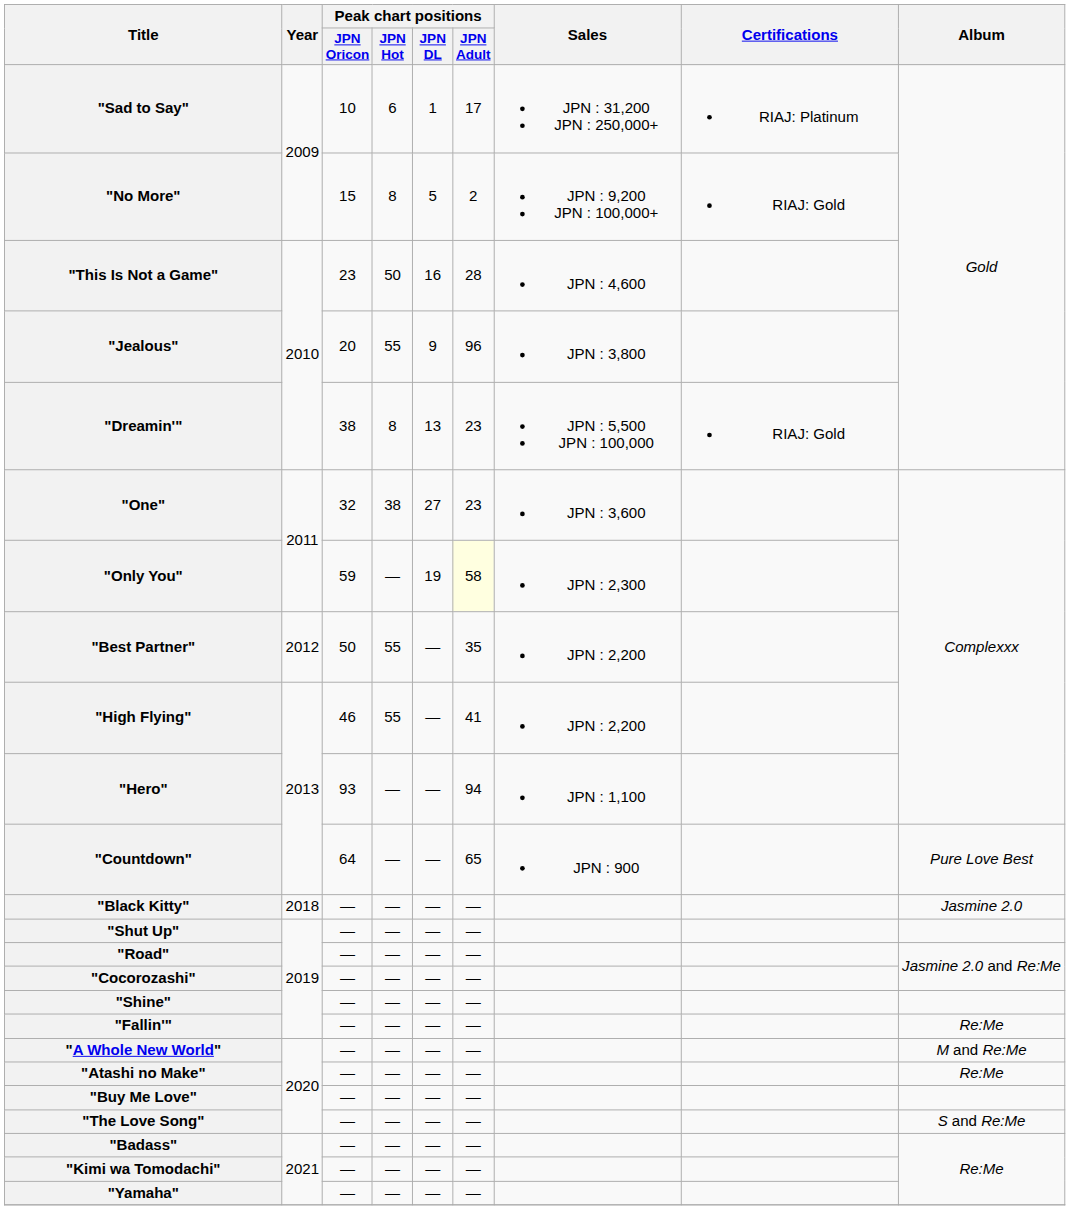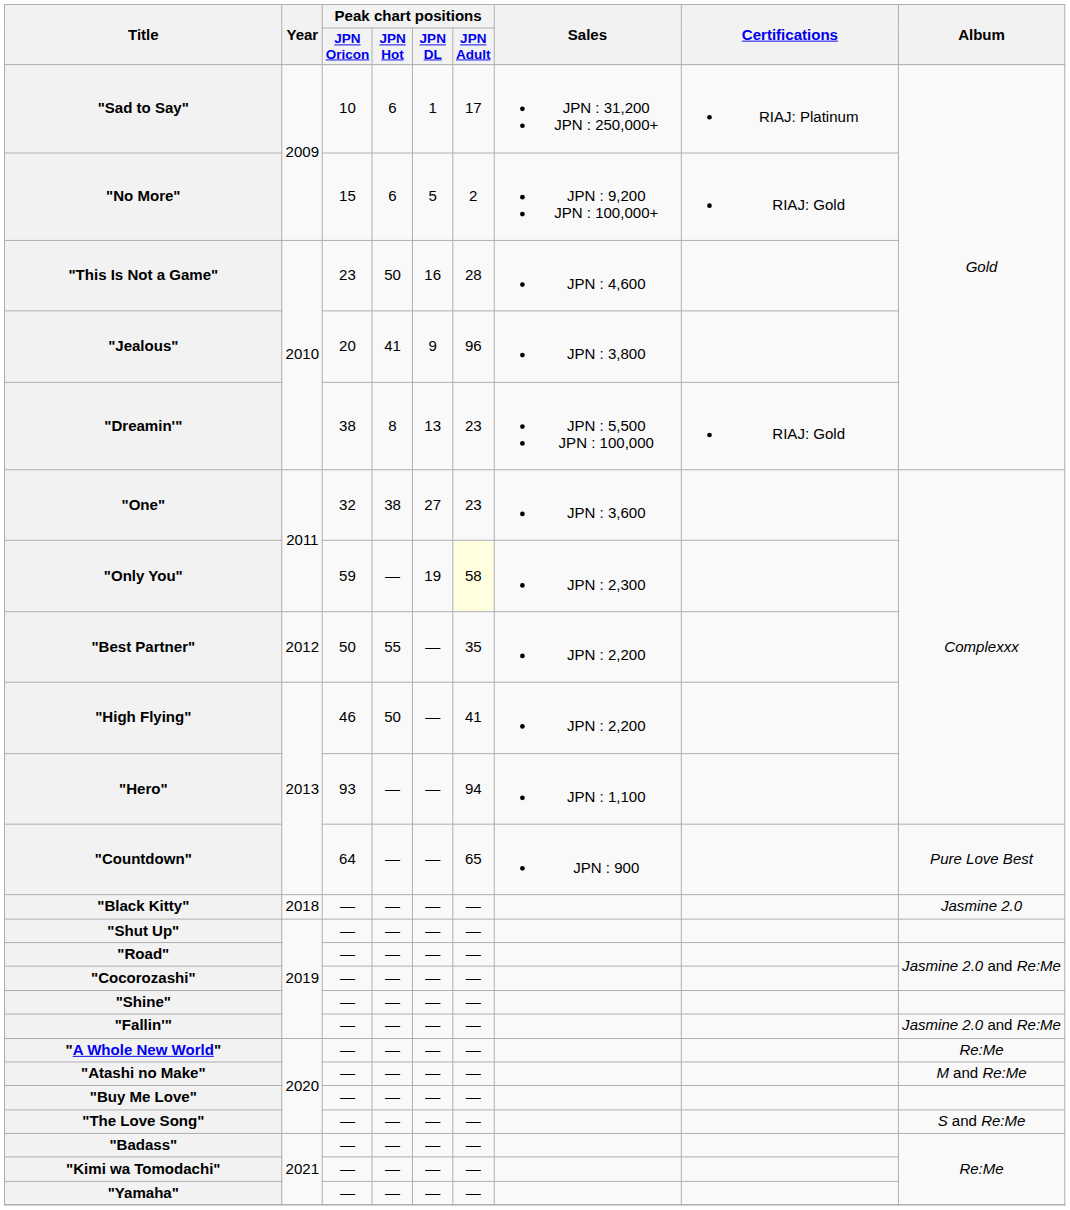(393, 196) 8 -> (393, 196) 6
(393, 346) 55 -> (393, 346) 41
(393, 717) 55 -> (393, 717) 50
(982, 1026) Re:Me -> (982, 1026) Jasmine 2.0 and Re:Me
(982, 1049) M and Re:Me -> (982, 1049) Re:Me
(982, 1073) Re:Me -> (982, 1073) M and Re:Me
